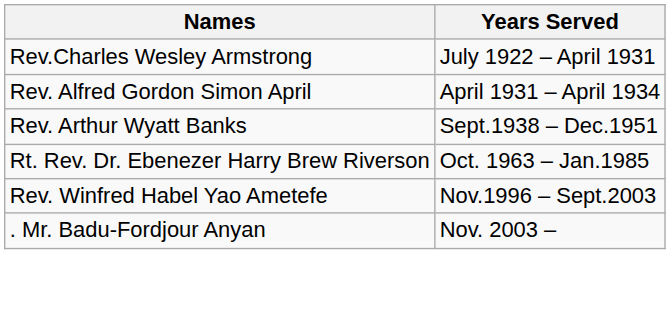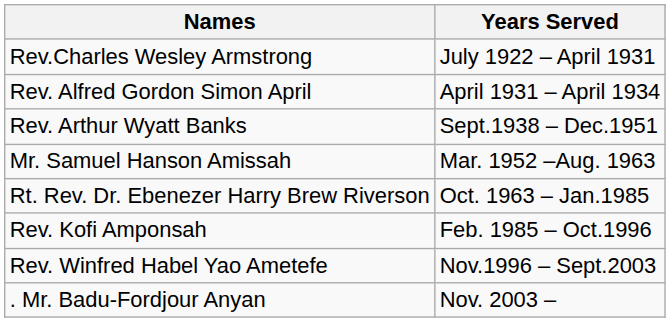+ row: (150, 160)
+ row: (108, 230)
